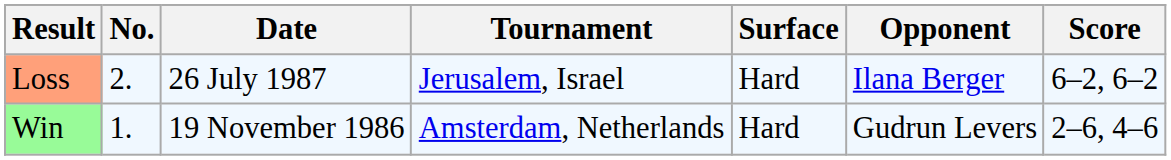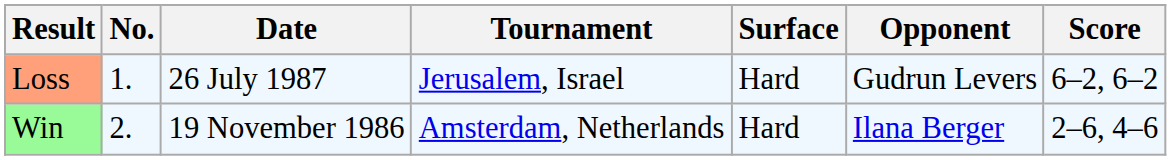(121, 78) 2. -> (121, 78) 1.
(929, 78) Ilana Berger -> (945, 78) Gudrun Levers
(121, 128) 1. -> (121, 128) 2.
(945, 128) Gudrun Levers -> (929, 128) Ilana Berger
